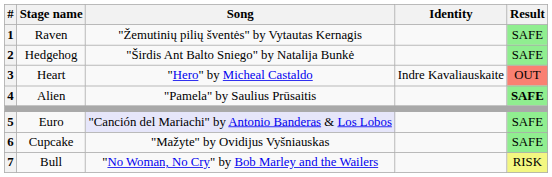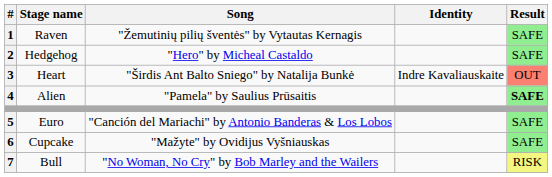(240, 55) "Širdis Ant Balto Sniego" by Natalija Bunkė -> (240, 55) "Hero" by Micheal Castaldo
(240, 75) "Hero" by Micheal Castaldo -> (240, 75) "Širdis Ant Balto Sniego" by Natalija Bunkė
(240, 122) lavender background -> (240, 122) no background
